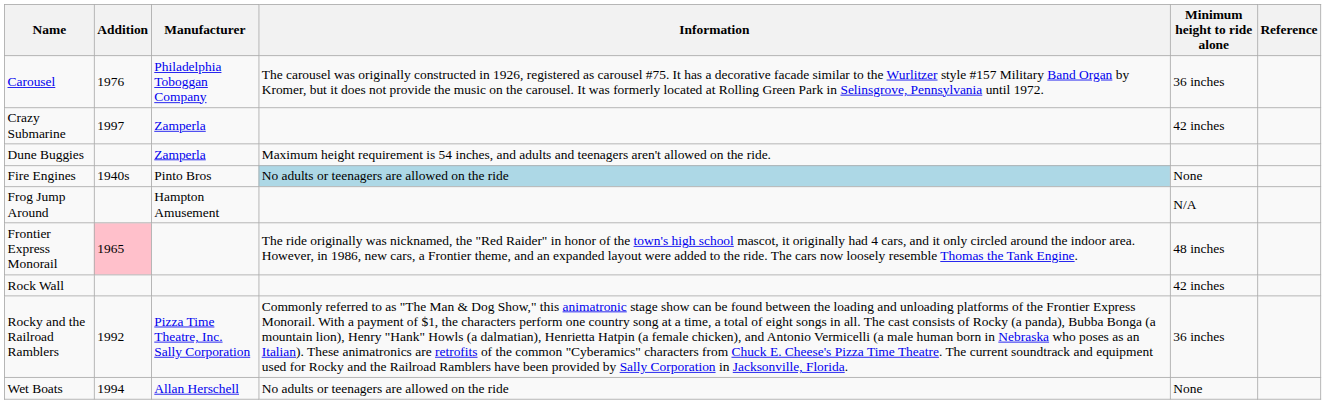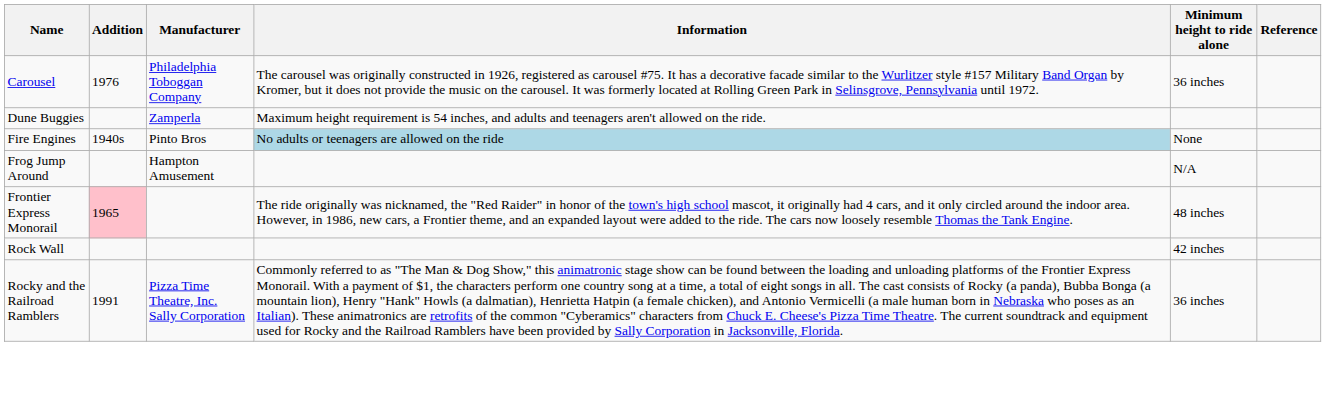- row: (37, 125)
(111, 336) 1992 -> (106, 300) 1991
- row: (35, 388)
